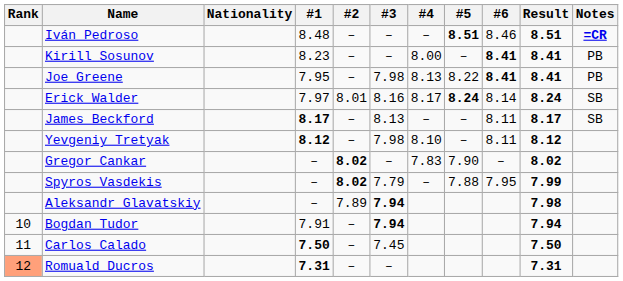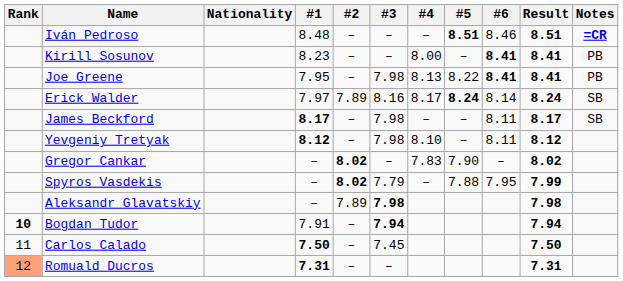(352, 99) 8.01 -> (352, 99) 7.89
(389, 120) 8.13 -> (389, 120) 7.98
(389, 204) 7.94 -> (389, 204) 7.98
(23, 225) normal -> (23, 225) bold
